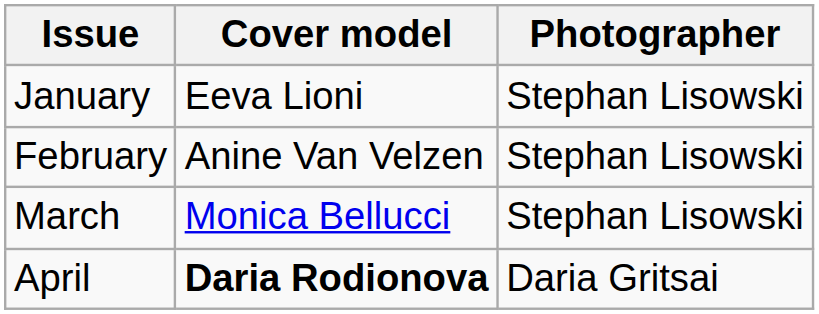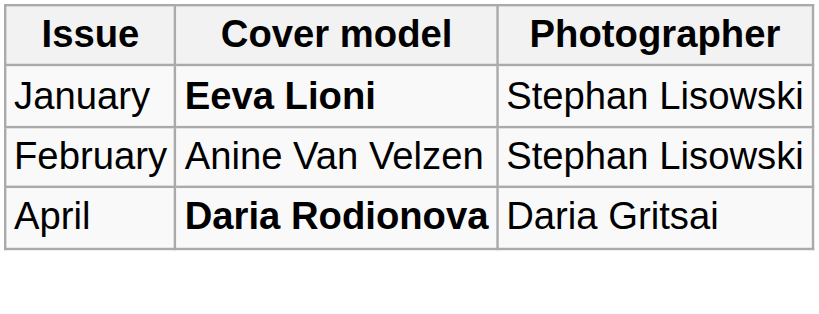(274, 95) normal -> (280, 95) bold
- row: (67, 216)
